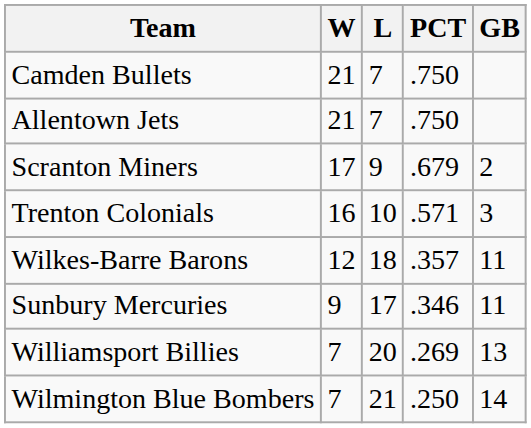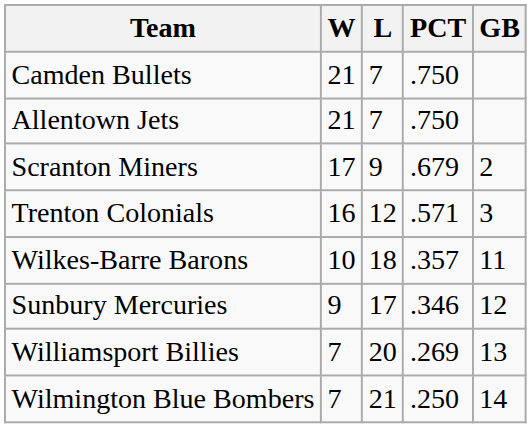(383, 213) 10 -> (383, 213) 12
(342, 259) 12 -> (342, 259) 10
(493, 305) 11 -> (493, 305) 12
